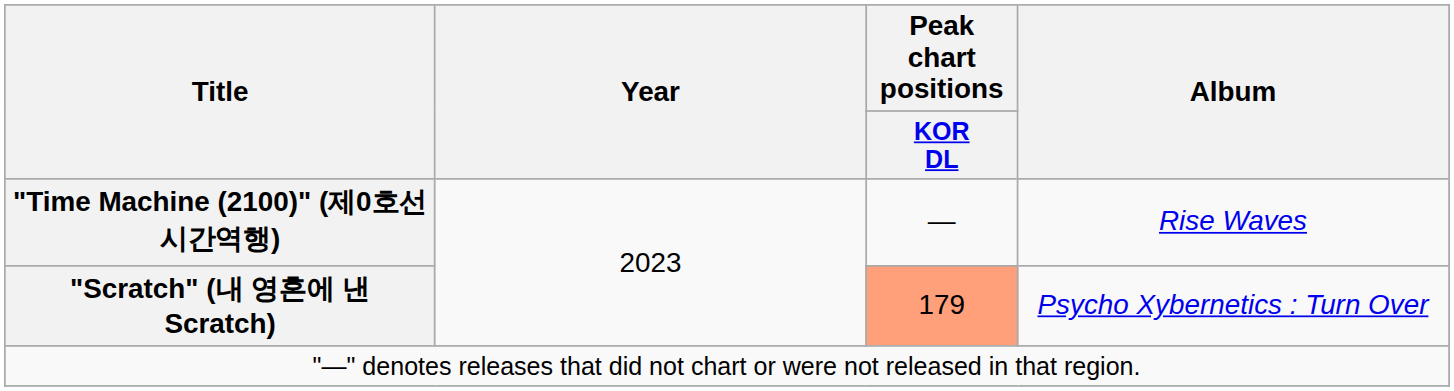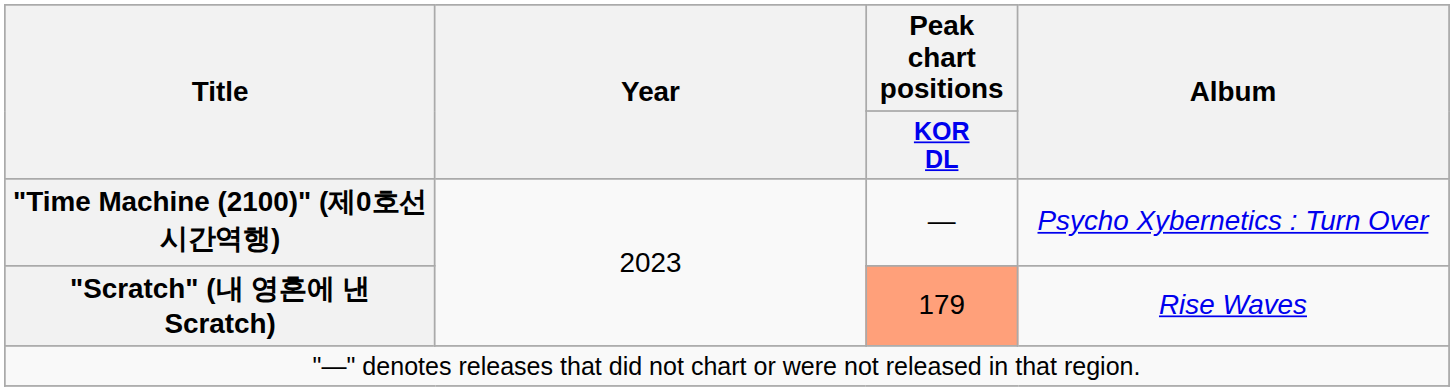(1233, 221) Rise Waves -> (1233, 221) Psycho Xybernetics : Turn Over
(1233, 304) Psycho Xybernetics : Turn Over -> (1233, 304) Rise Waves
